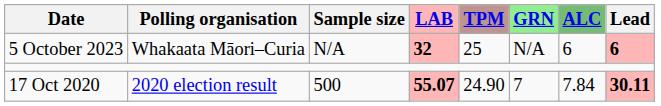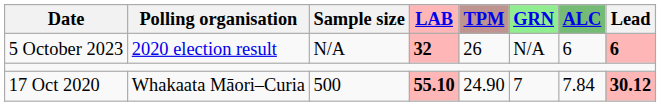(218, 48) Whakaata Māori–Curia -> (204, 48) 2020 election result
(472, 48) 25 -> (472, 48) 26
(204, 85) 2020 election result -> (218, 85) Whakaata Māori–Curia
(434, 85) 55.07 -> (434, 85) 55.10
(630, 85) 30.11 -> (631, 85) 30.12
